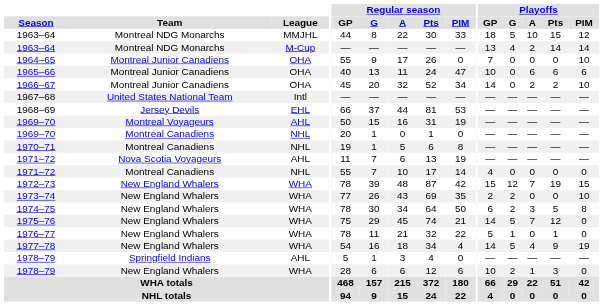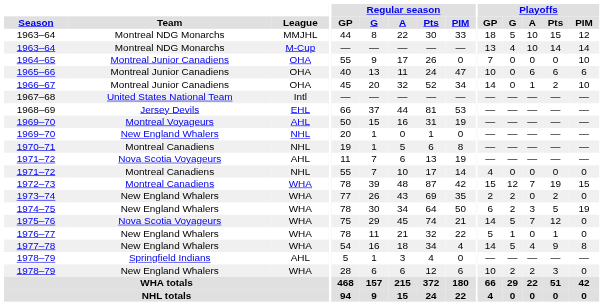(532, 47) 2 -> (532, 47) 10
(532, 84) 2 -> (532, 84) 1
(170, 134) Montreal Canadiens -> (170, 134) New England Whalers
(170, 183) New England Whalers -> (170, 183) Montreal Canadiens
(555, 196) 0 -> (555, 196) 2
(584, 196) 10 -> (584, 196) 0
(584, 208) 8 -> (584, 208) 19
(170, 221) New England Whalers -> (170, 221) Nova Scotia Voyageurs
(584, 245) 19 -> (584, 245) 8
(532, 270) 1 -> (532, 270) 2
